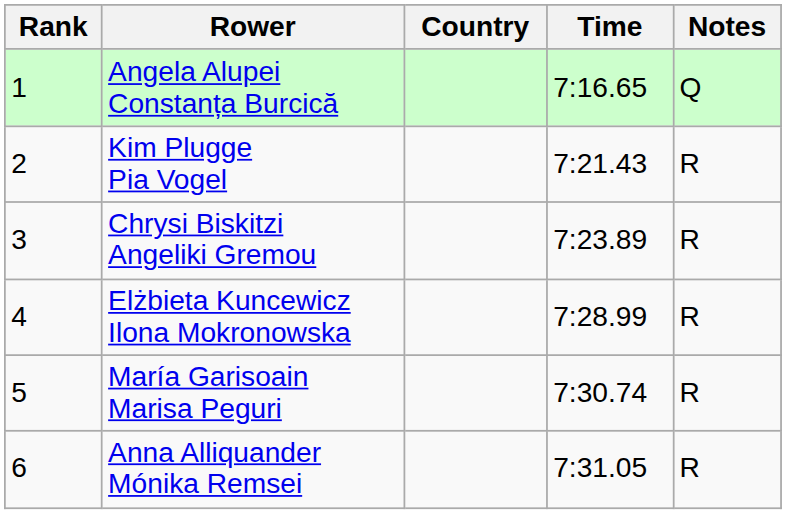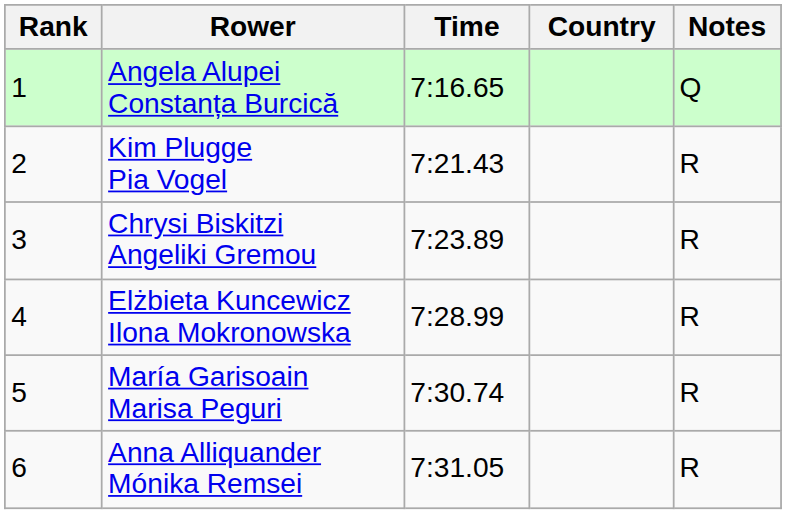columns swapped: (475, 26) <-> (610, 26)
